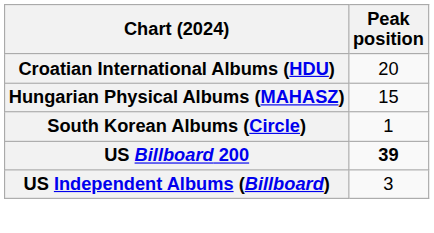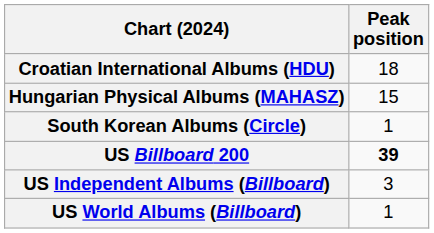(388, 68) 20 -> (388, 68) 18
+ row: (177, 213)
